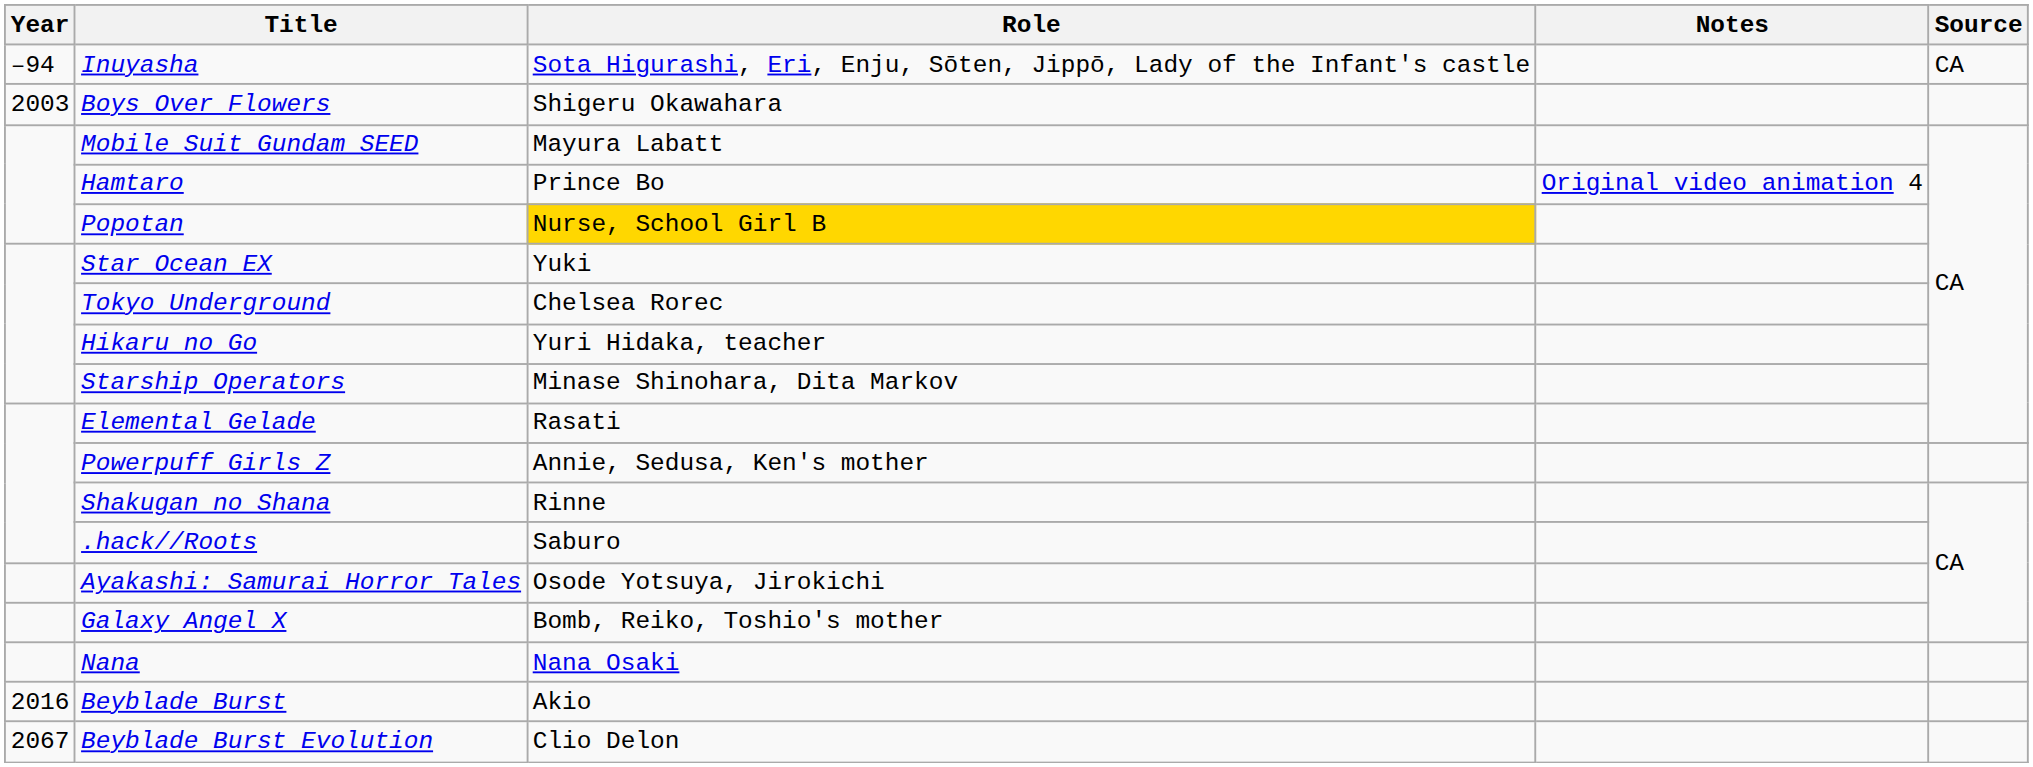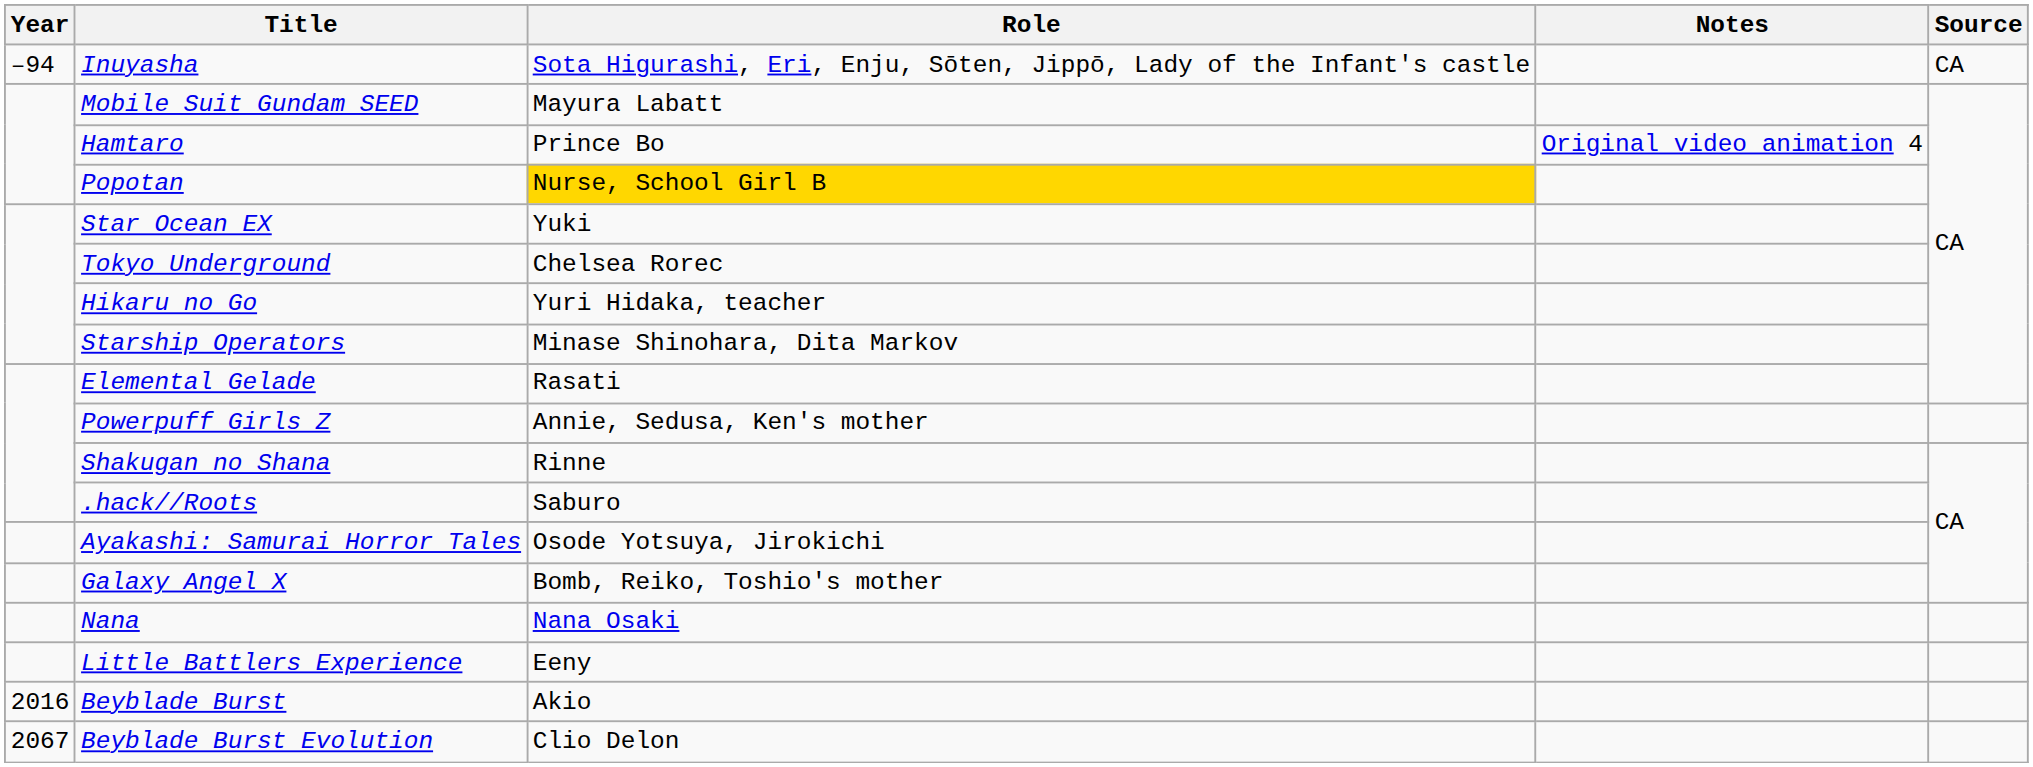- row: (206, 105)
+ row: (272, 662)
